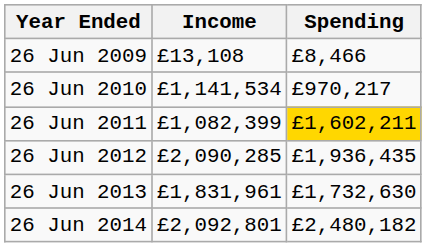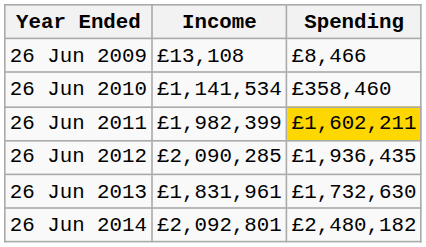(342, 90) £970,217 -> (342, 90) £358,460
(219, 123) £1,082,399 -> (219, 123) £1,982,399
